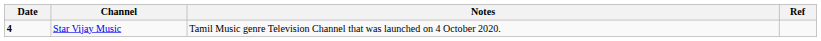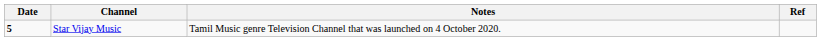(9, 28) 4 -> (9, 28) 5
